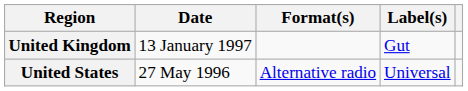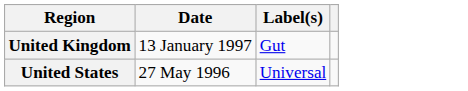- column: (318, 18)
